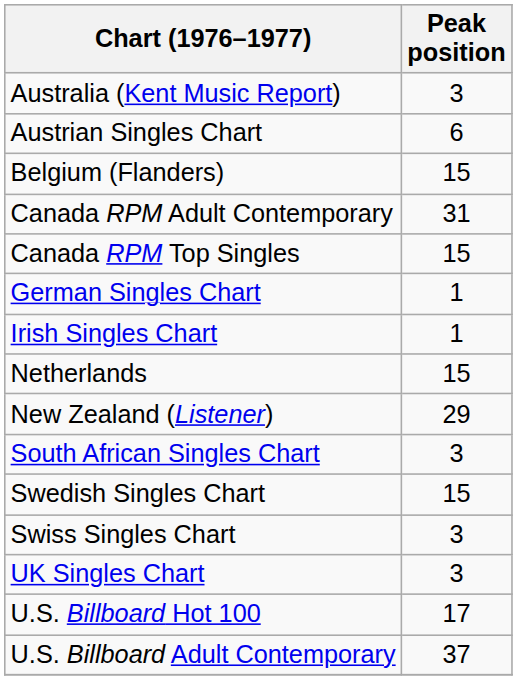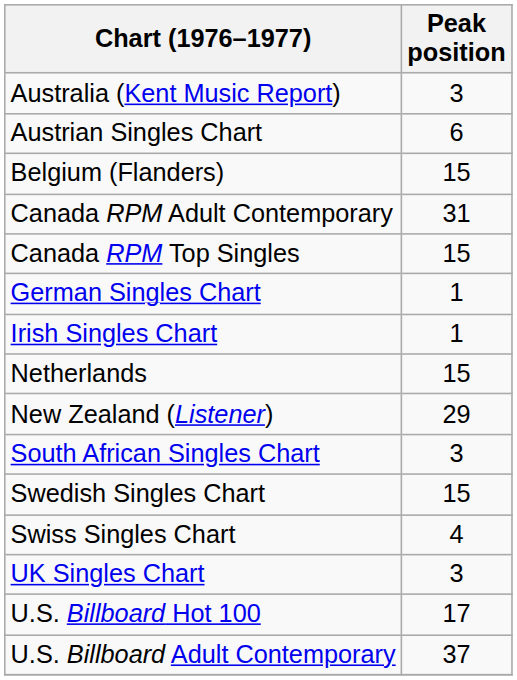(456, 534) 3 -> (456, 534) 4
